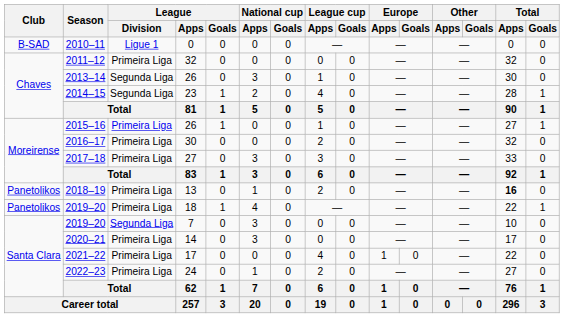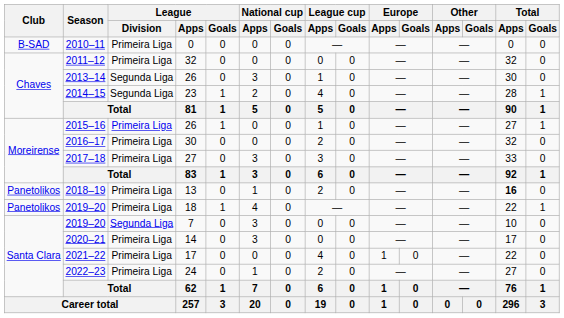(142, 45) Ligue 1 -> (142, 45) Primeira Liga
